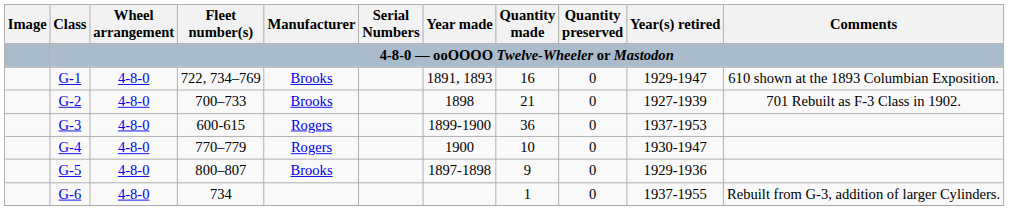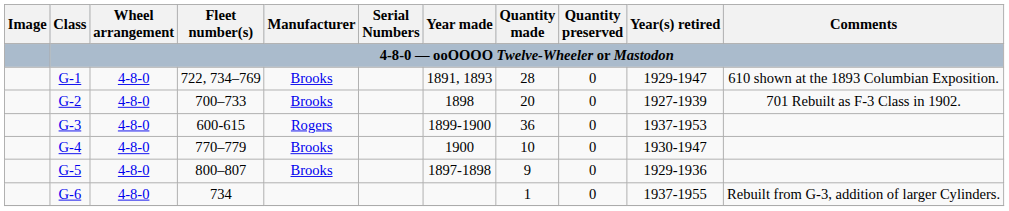(527, 78) 16 -> (527, 78) 28
(527, 101) 21 -> (527, 101) 20
(312, 147) Rogers -> (312, 147) Brooks
